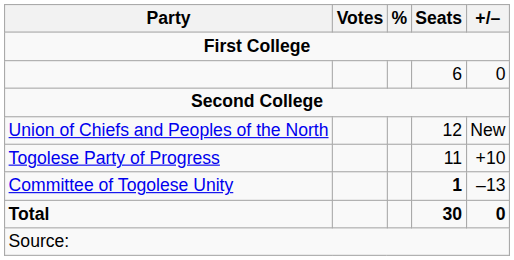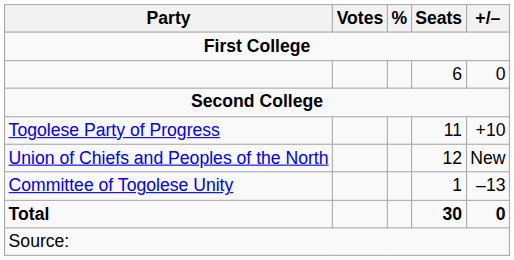rows swapped: (169, 130) <-> (114, 158)
(457, 185) bold -> (457, 185) normal
